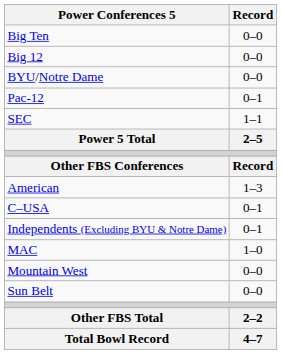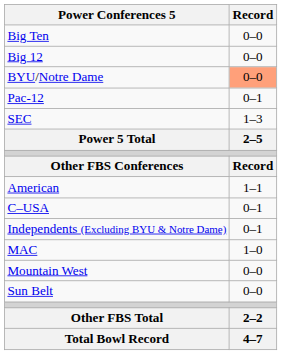(253, 77) no background -> (253, 77) lightsalmon background
(253, 118) 1–1 -> (253, 118) 1–3
(253, 187) 1–3 -> (253, 187) 1–1
